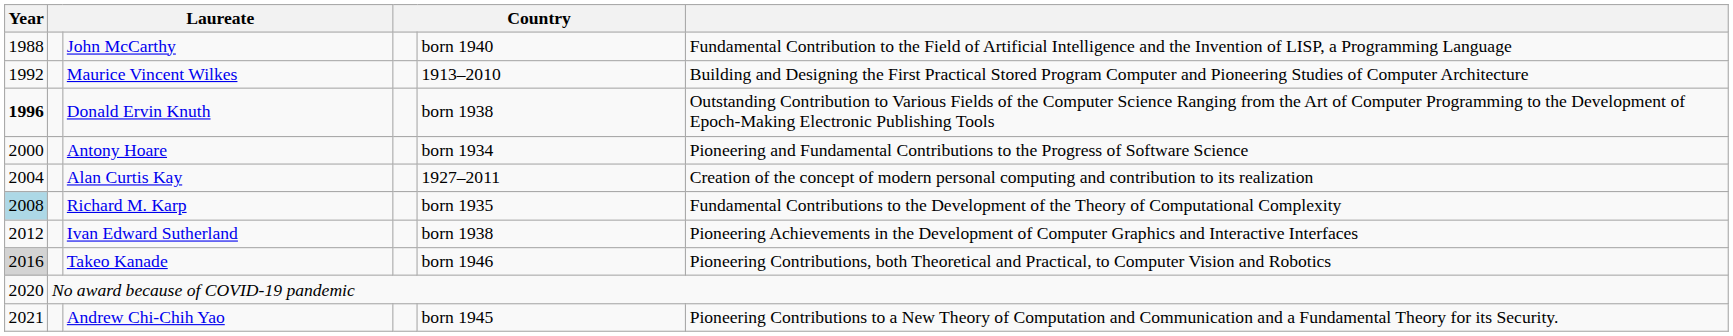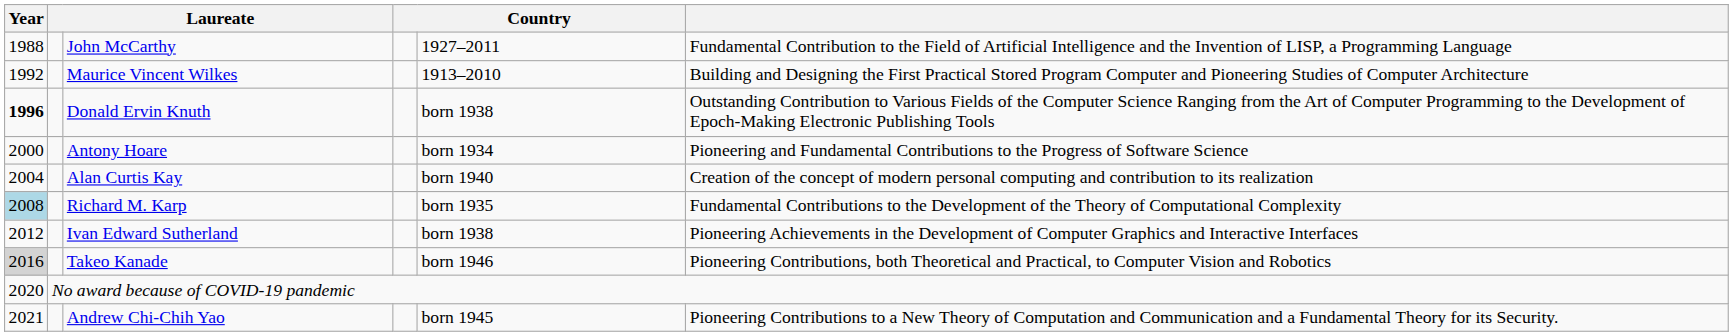(457, 46) born 1940 -> (461, 46) 1927–2011
(461, 177) 1927–2011 -> (457, 177) born 1940
